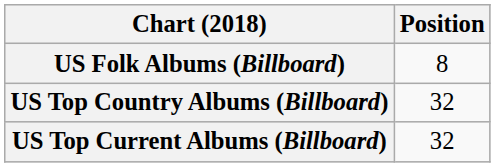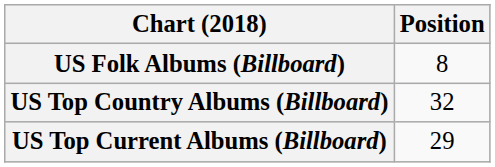(442, 141) 32 -> (442, 141) 29
